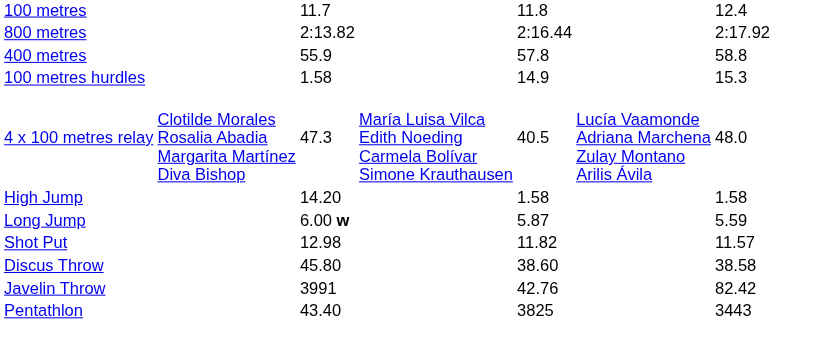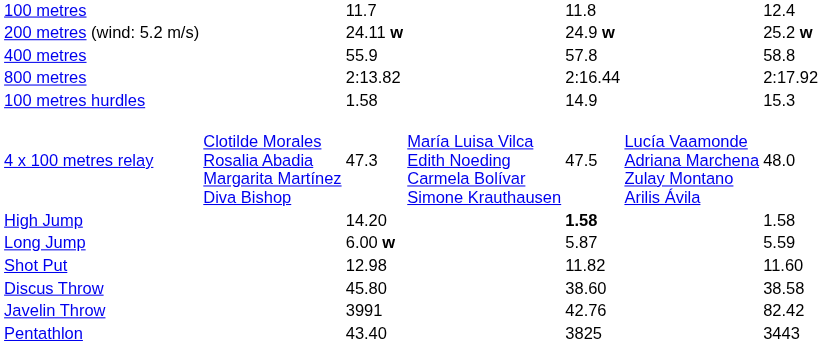+ row: (102, 33)
rows swapped: (45, 55) <-> (45, 33)
(533, 138) 40.5 -> (581, 160) 47.5
(533, 197) normal -> (581, 220) bold
(735, 243) 11.57 -> (783, 265) 11.60
